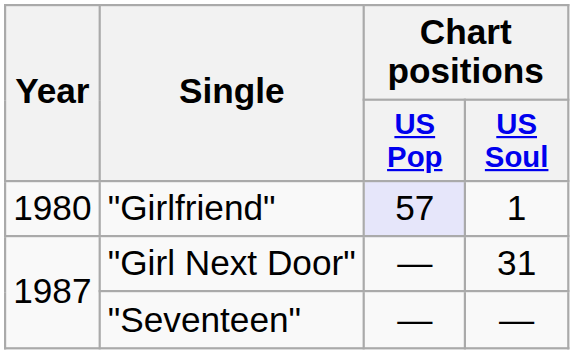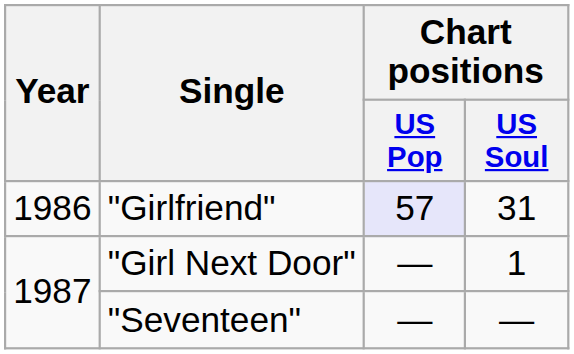(52, 207) 1980 -> (52, 207) 1986
(517, 207) 1 -> (517, 207) 31
(517, 263) 31 -> (517, 263) 1
